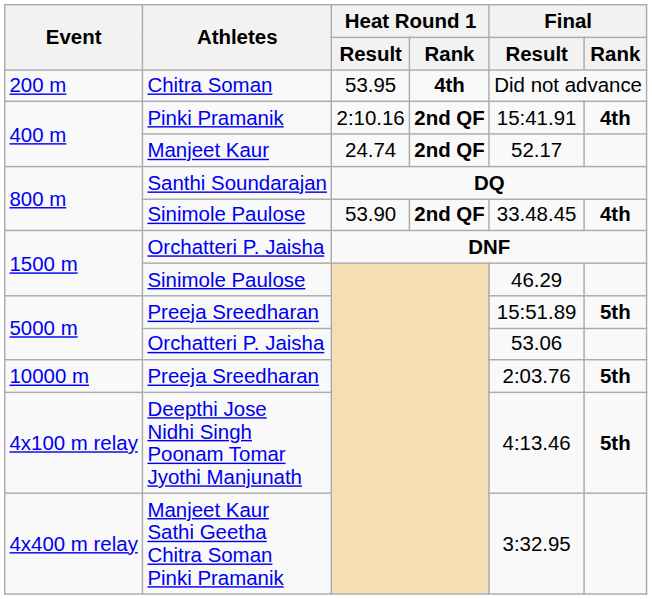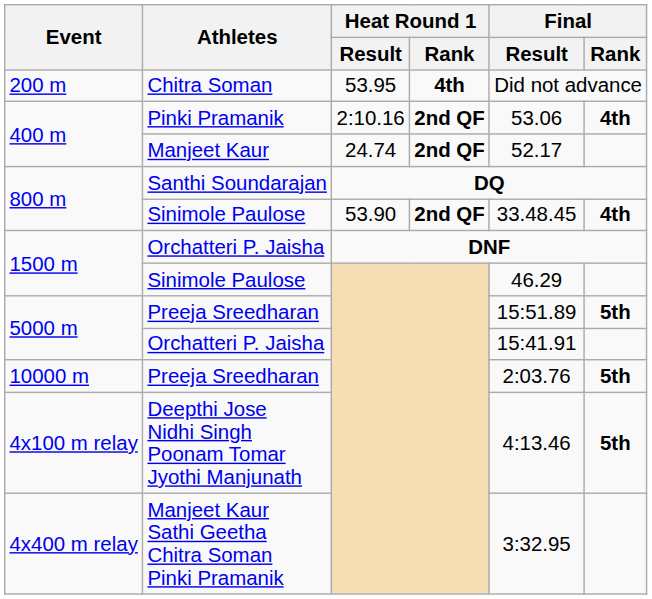(537, 118) 15:41.91 -> (537, 118) 53.06
(537, 344) 53.06 -> (537, 344) 15:41.91
